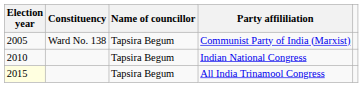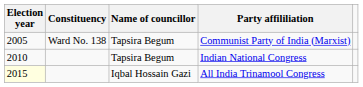(143, 73) Tapsira Begum -> (151, 73) Iqbal Hossain Gazi
